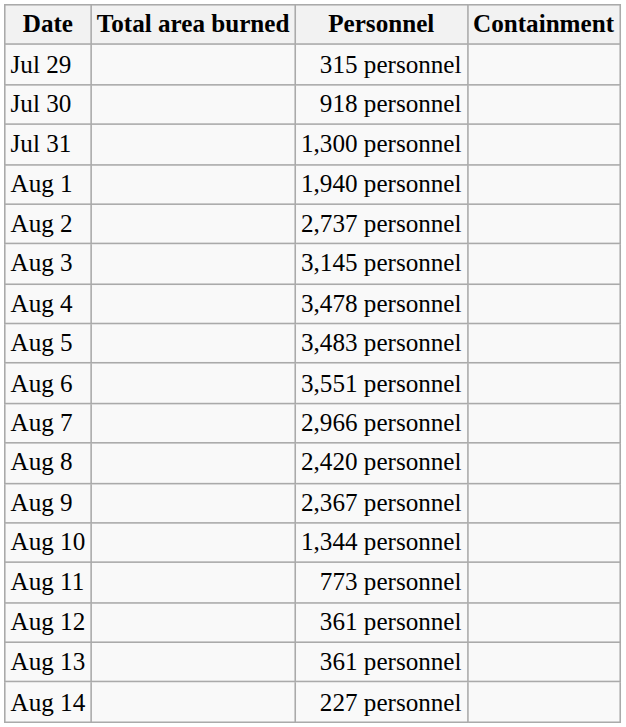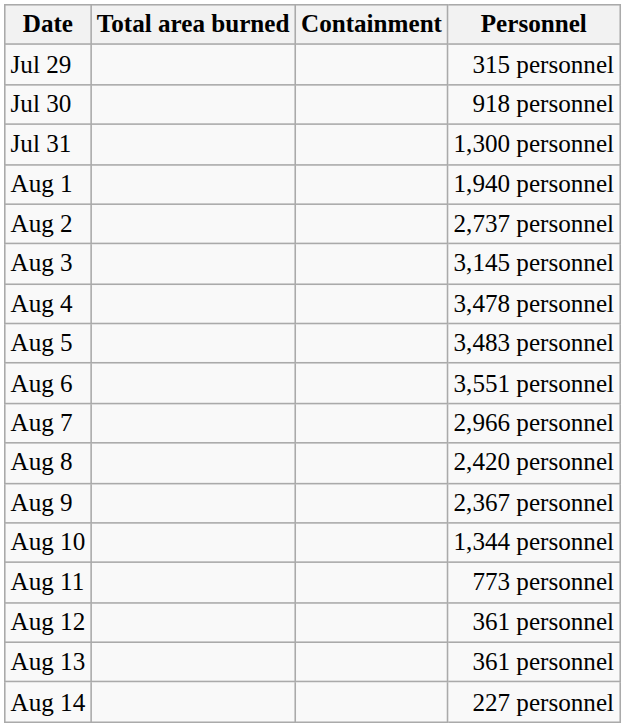columns swapped: (381, 24) <-> (544, 24)
